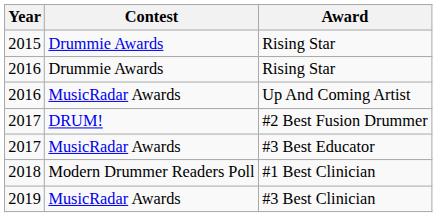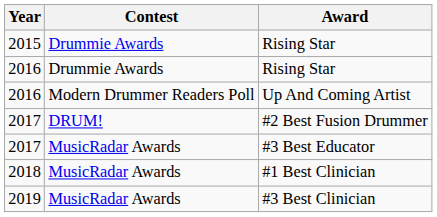(115, 95) MusicRadar Awards -> (152, 95) Modern Drummer Readers Poll
(152, 172) Modern Drummer Readers Poll -> (115, 172) MusicRadar Awards
